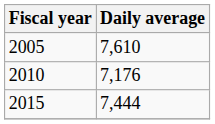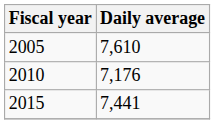(120, 103) 7,444 -> (120, 103) 7,441
